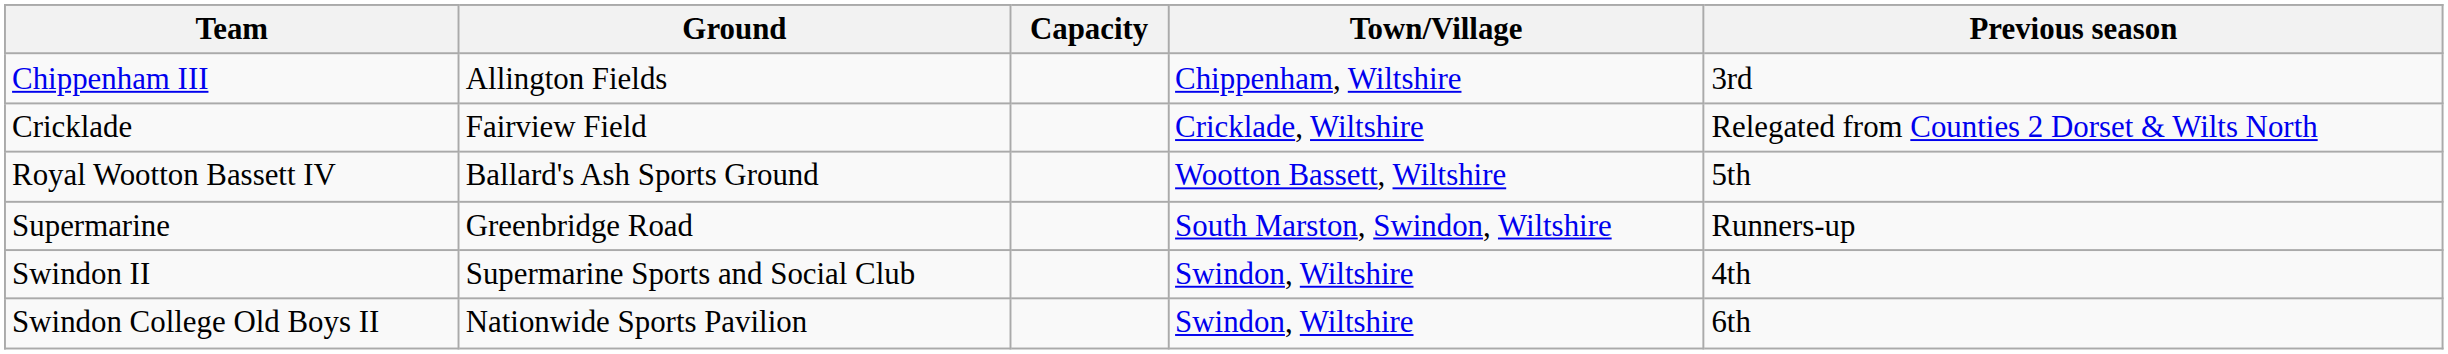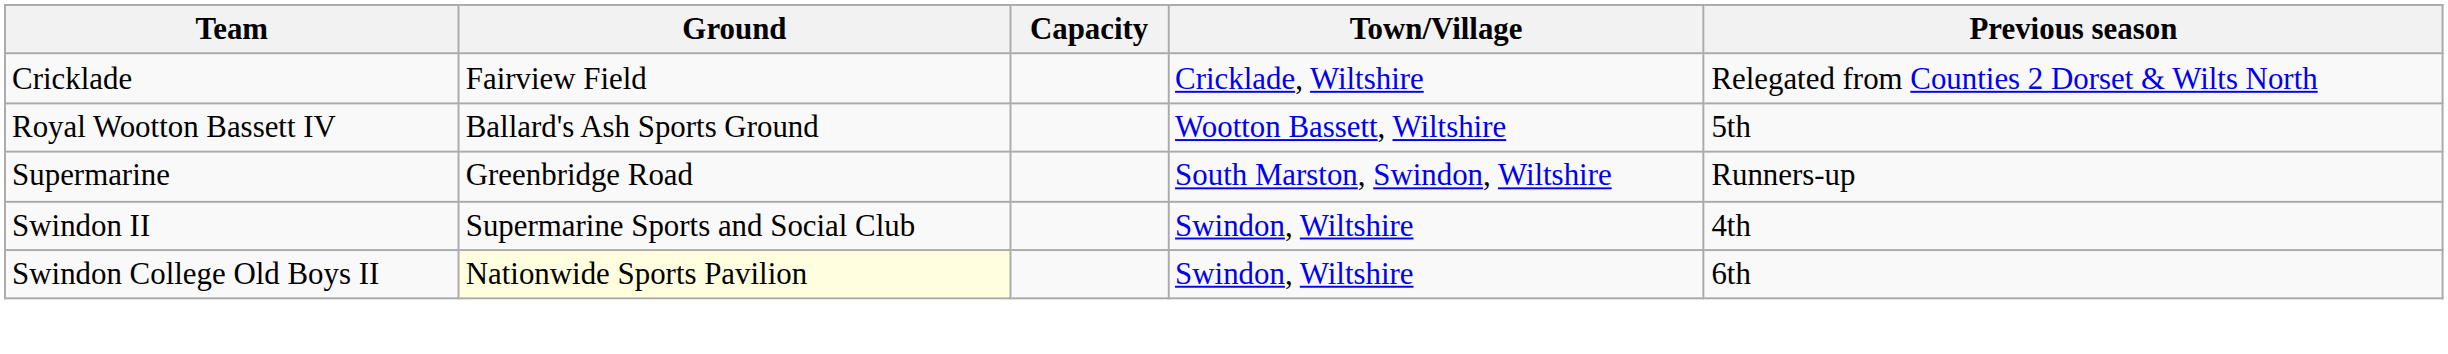- row: (110, 77)
(636, 322) no background -> (636, 273) lightyellow background
